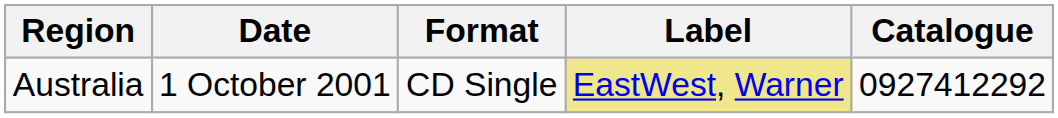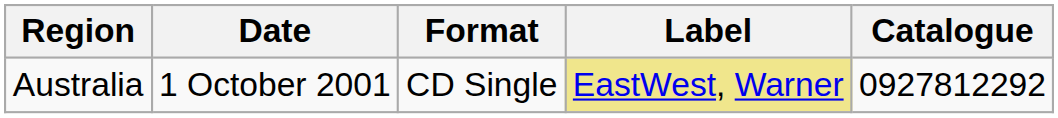(953, 84) 0927412292 -> (953, 84) 0927812292
